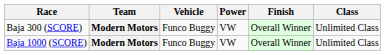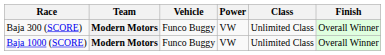columns swapped: (347, 12) <-> (281, 12)
